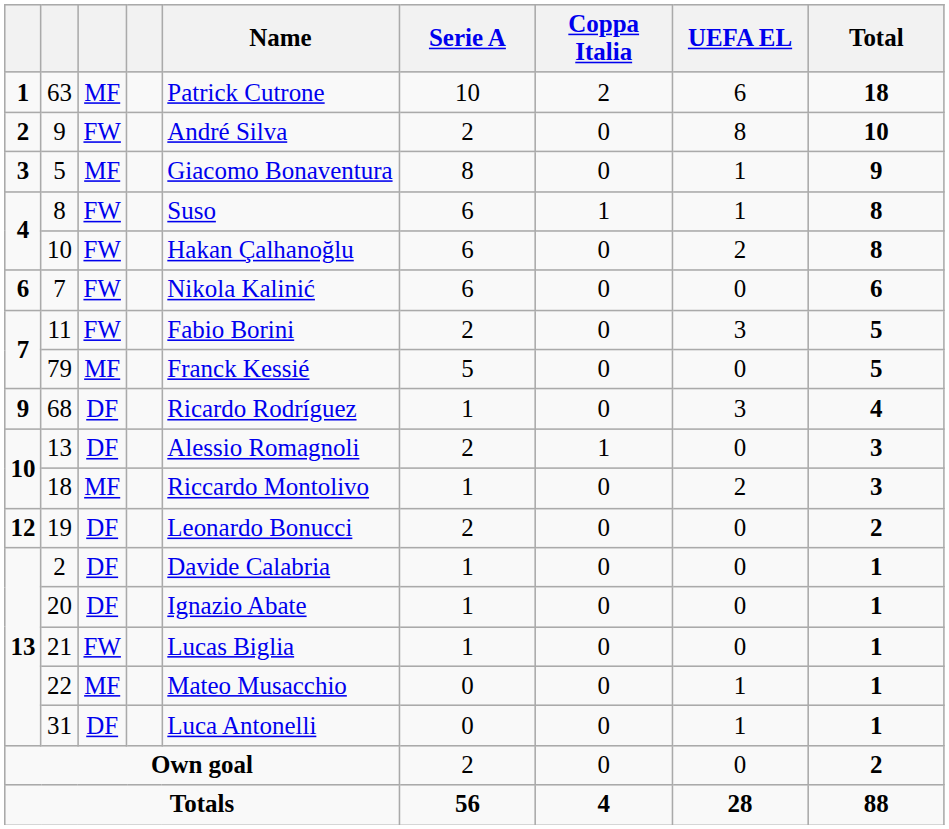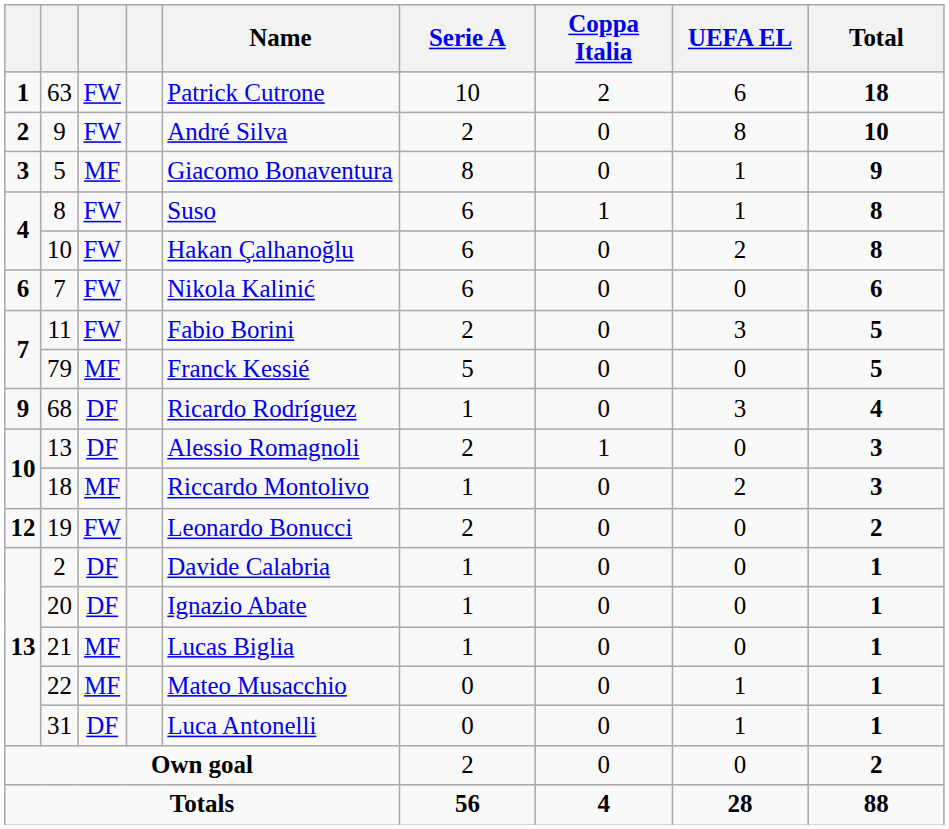(102, 91) MF -> (102, 91) FW
(102, 527) DF -> (102, 527) FW
(102, 646) FW -> (102, 646) MF
